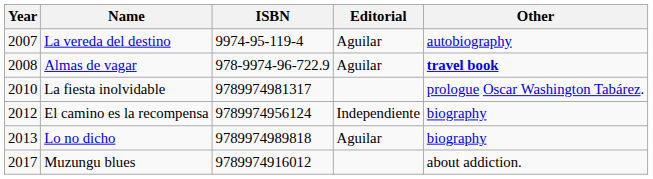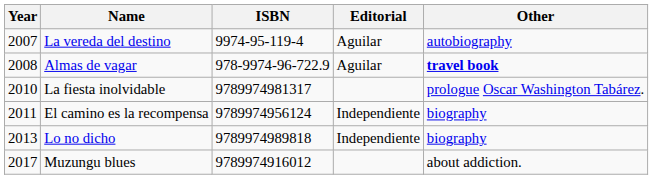(23, 114) 2012 -> (22, 114) 2011
(359, 138) Aguilar -> (378, 138) Independiente
